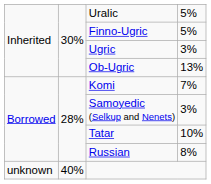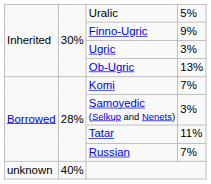(189, 31) 5% -> (189, 31) 9%
(192, 134) 10% -> (191, 134) 11%
(189, 152) 8% -> (189, 152) 7%
